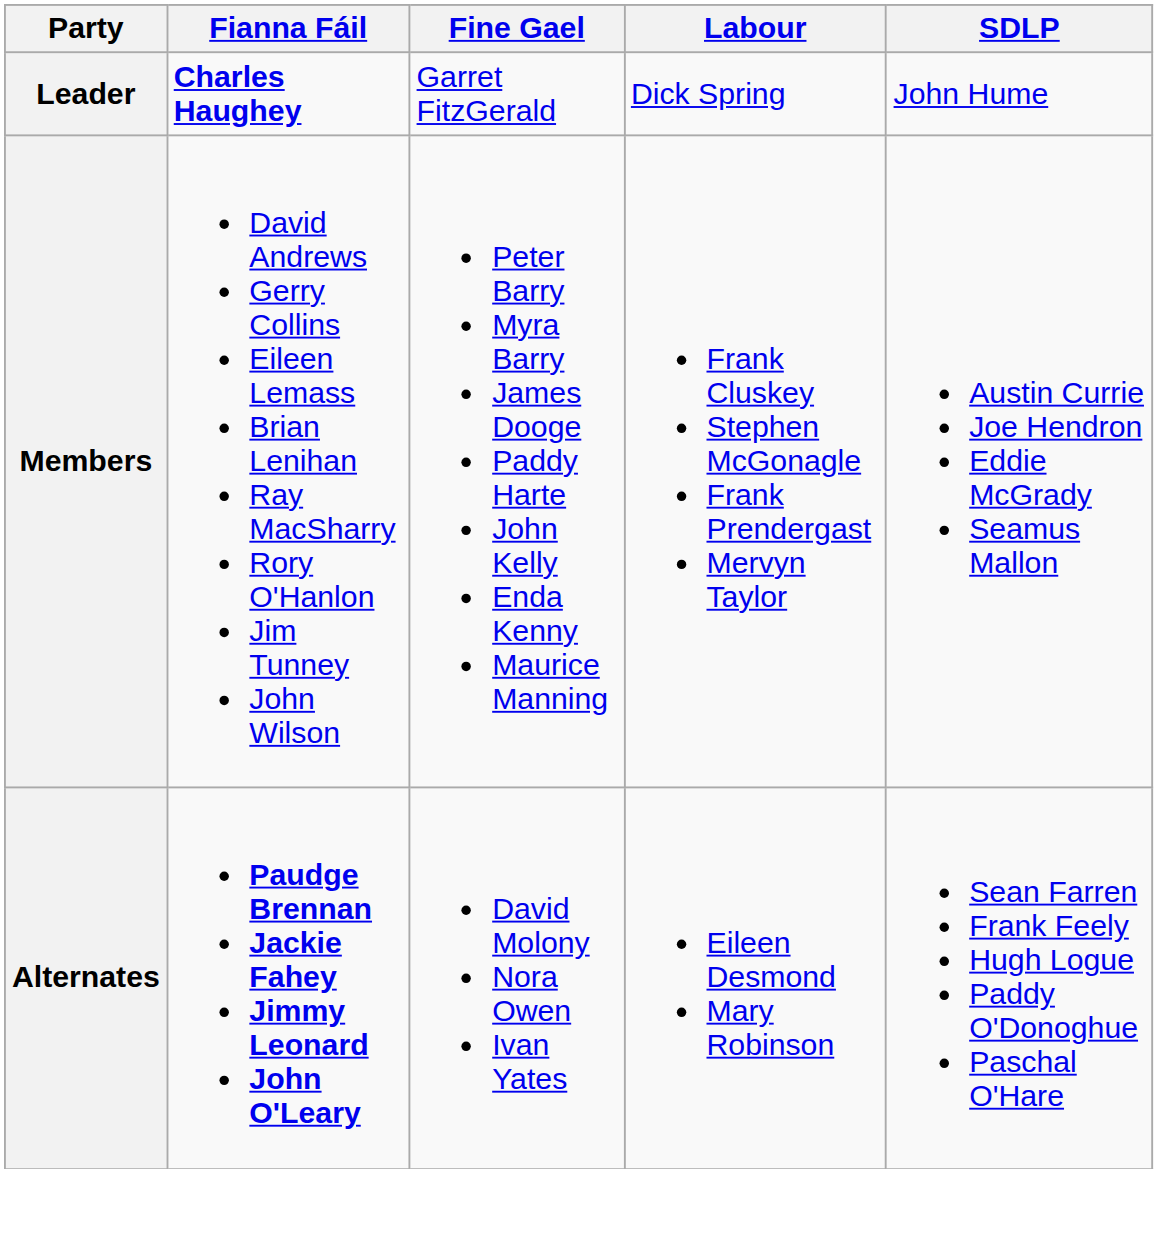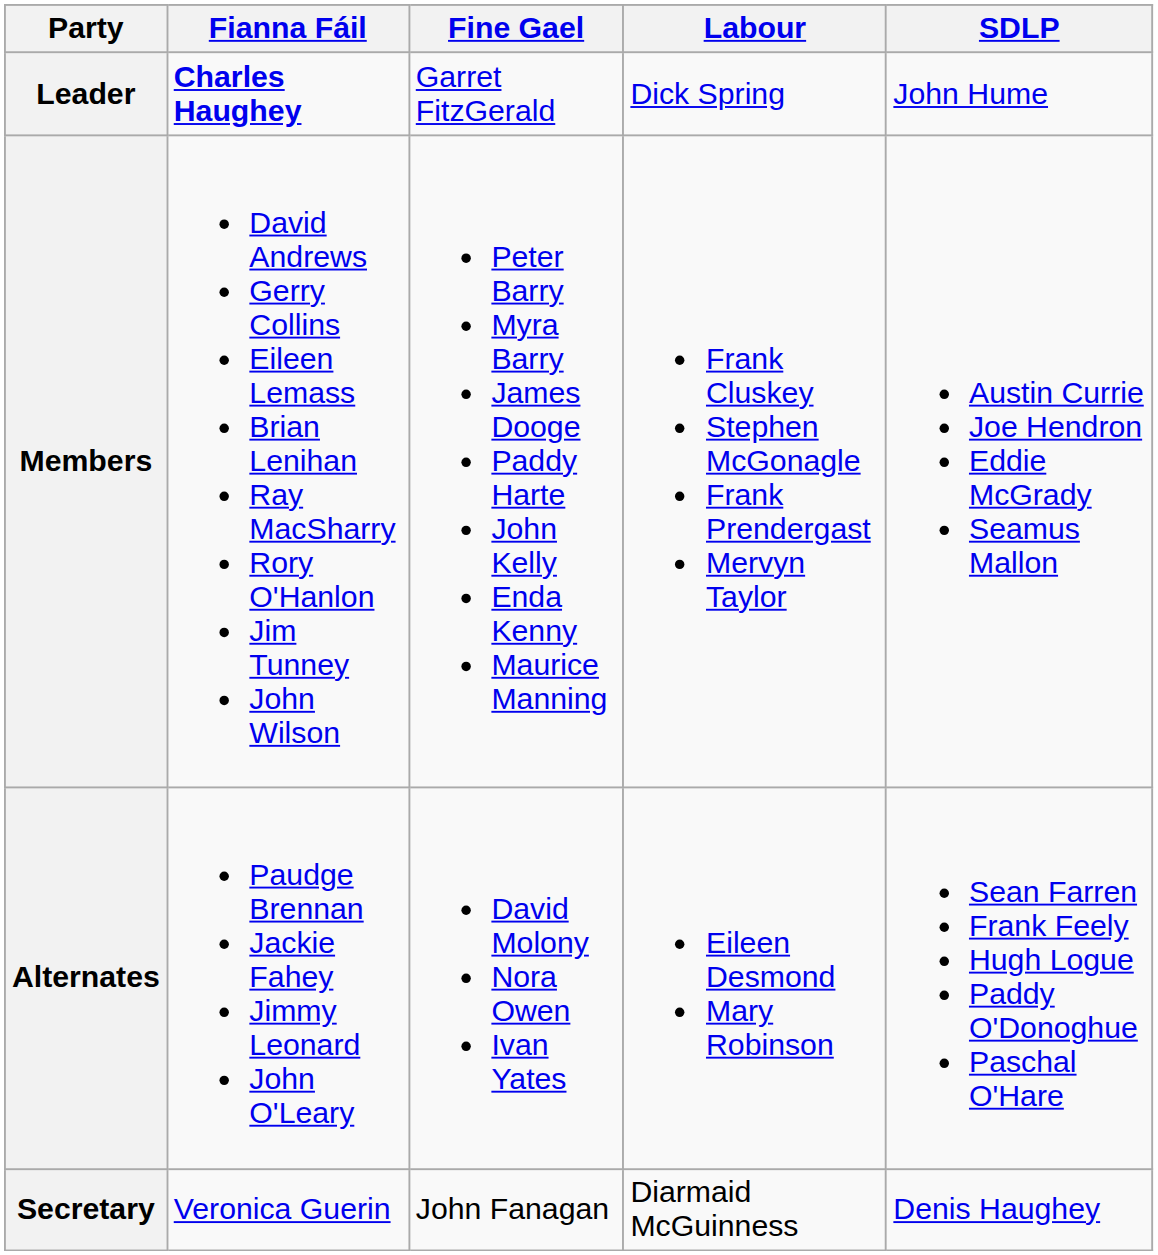(288, 995) bold -> (288, 995) normal
+ row: (86, 1208)
